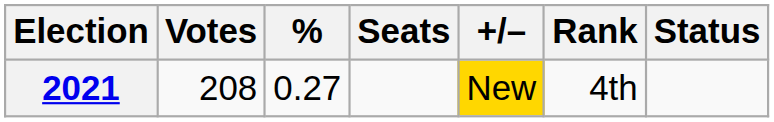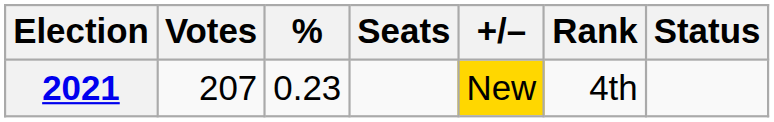(228, 87) 208 -> (228, 87) 207
(307, 87) 0.27 -> (307, 87) 0.23
